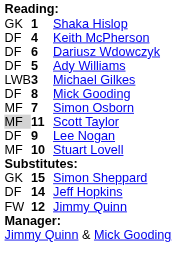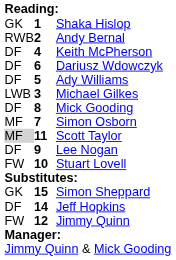+ row: (90, 37)
(14, 150) MF -> (14, 164) FW
